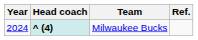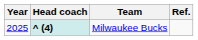(17, 27) 2024 -> (17, 27) 2025
